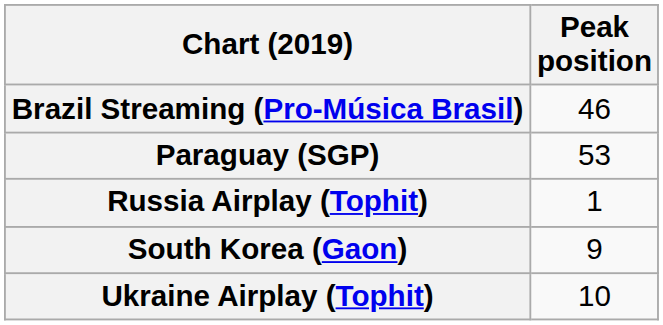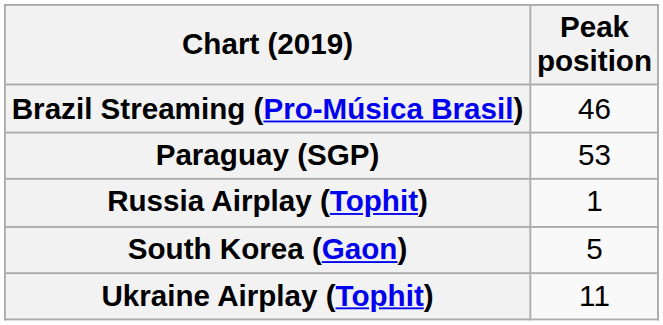(594, 249) 9 -> (594, 249) 5
(594, 295) 10 -> (594, 295) 11
